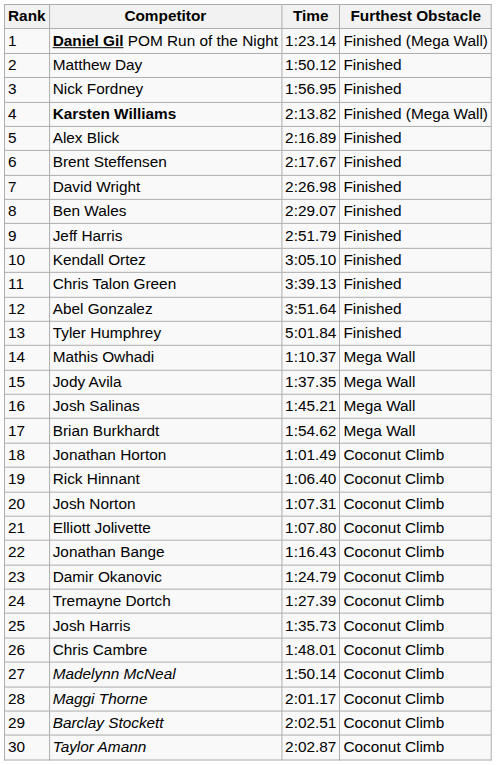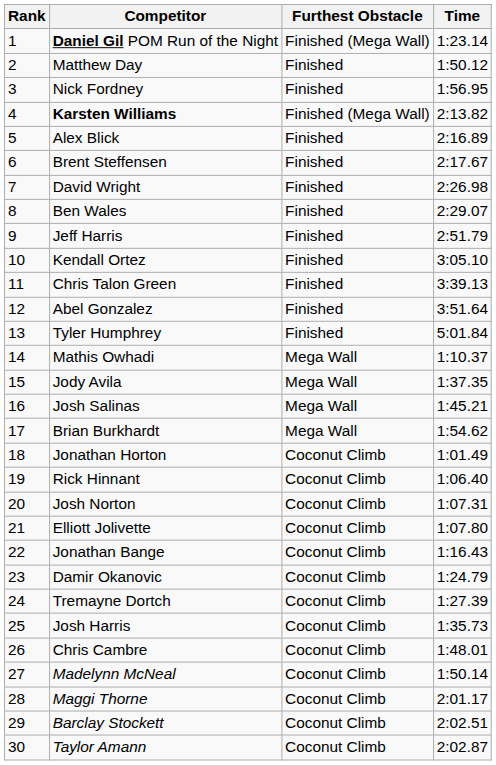columns swapped: (311, 16) <-> (416, 16)
